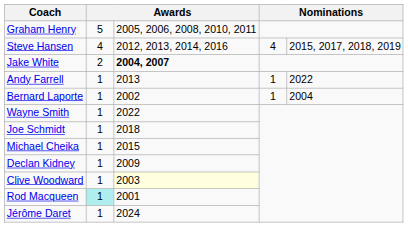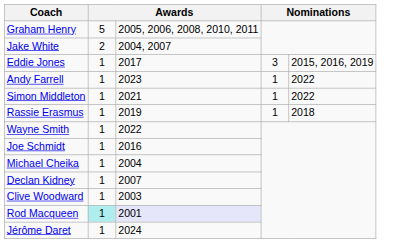- row: (40, 46)
(143, 63) bold -> (145, 46) normal
+ row: (36, 63)
(128, 79) 2013 -> (130, 79) 2023
+ row: (46, 96)
+ row: (45, 113)
- row: (45, 96)
(128, 130) 2018 -> (130, 146) 2016
(128, 146) 2015 -> (130, 163) 2004
(128, 163) 2009 -> (130, 180) 2007
(128, 180) lightyellow background -> (130, 197) no background
(128, 197) no background -> (130, 213) lavender background
